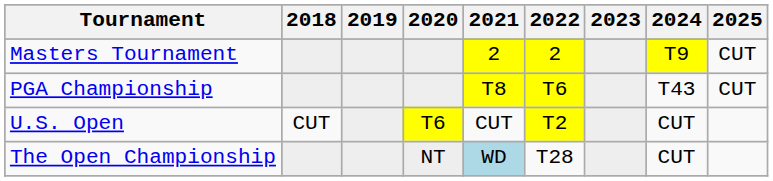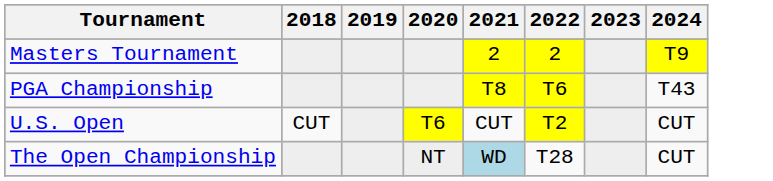- column: (737, 22)
